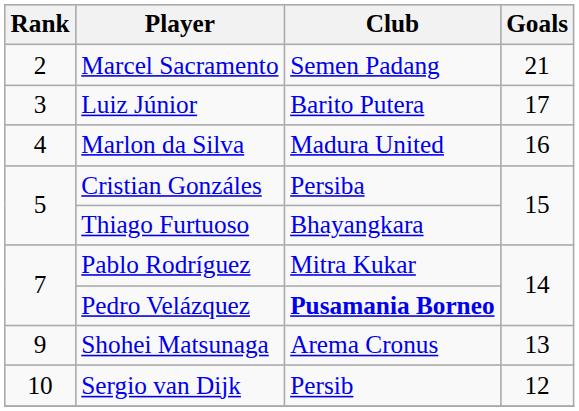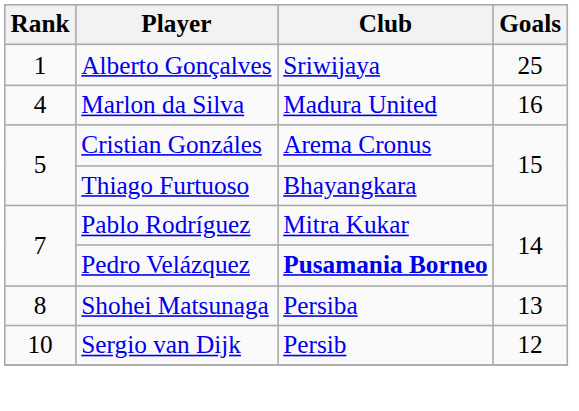+ row: (176, 64)
- row: (180, 64)
- row: (139, 104)
(327, 184) Persiba -> (357, 144) Arema Cronus
(40, 345) 9 -> (40, 305) 8
(364, 345) Arema Cronus -> (320, 305) Persiba
